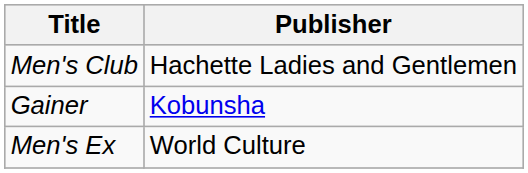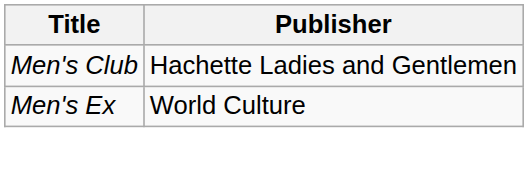- row: (49, 106)
